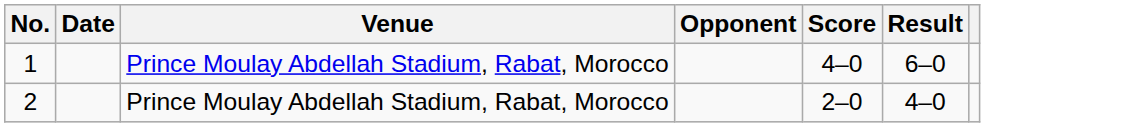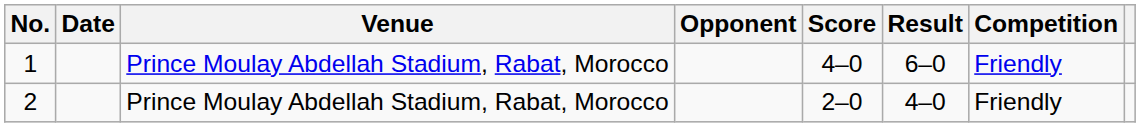+ column: (1046, 24)
